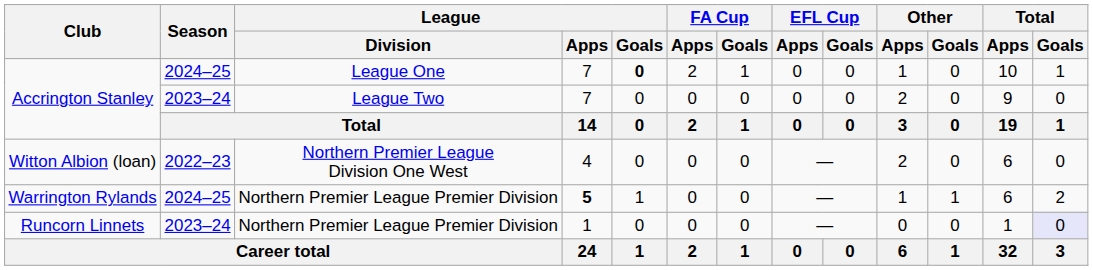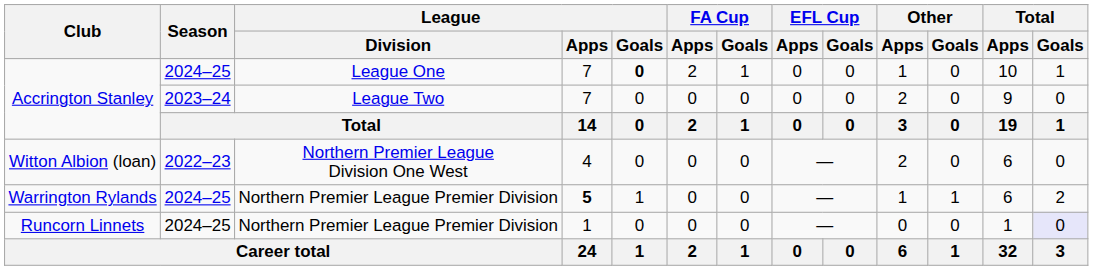(198, 225) 2023–24 -> (198, 225) 2024–25
